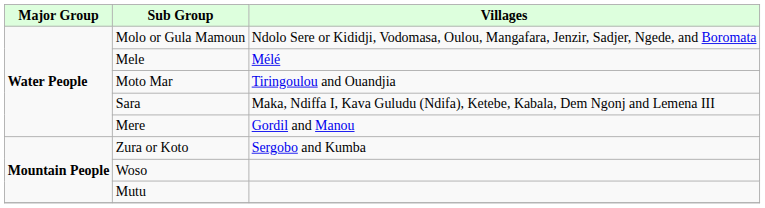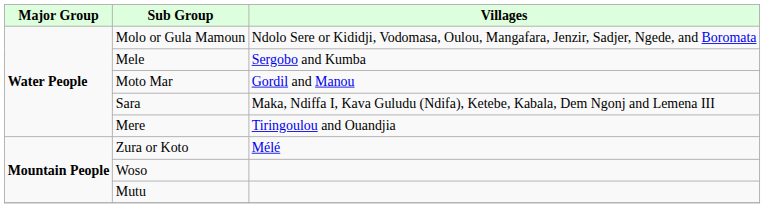(266, 59) Mélé -> (309, 59) Sergobo and Kumba
(324, 81) Tiringoulou and Ouandjia -> (303, 81) Gordil and Manou
(303, 125) Gordil and Manou -> (324, 125) Tiringoulou and Ouandjia
(309, 147) Sergobo and Kumba -> (266, 147) Mélé
